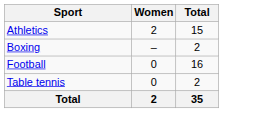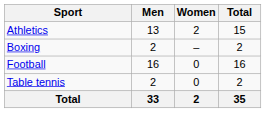+ column: (153, 13)
